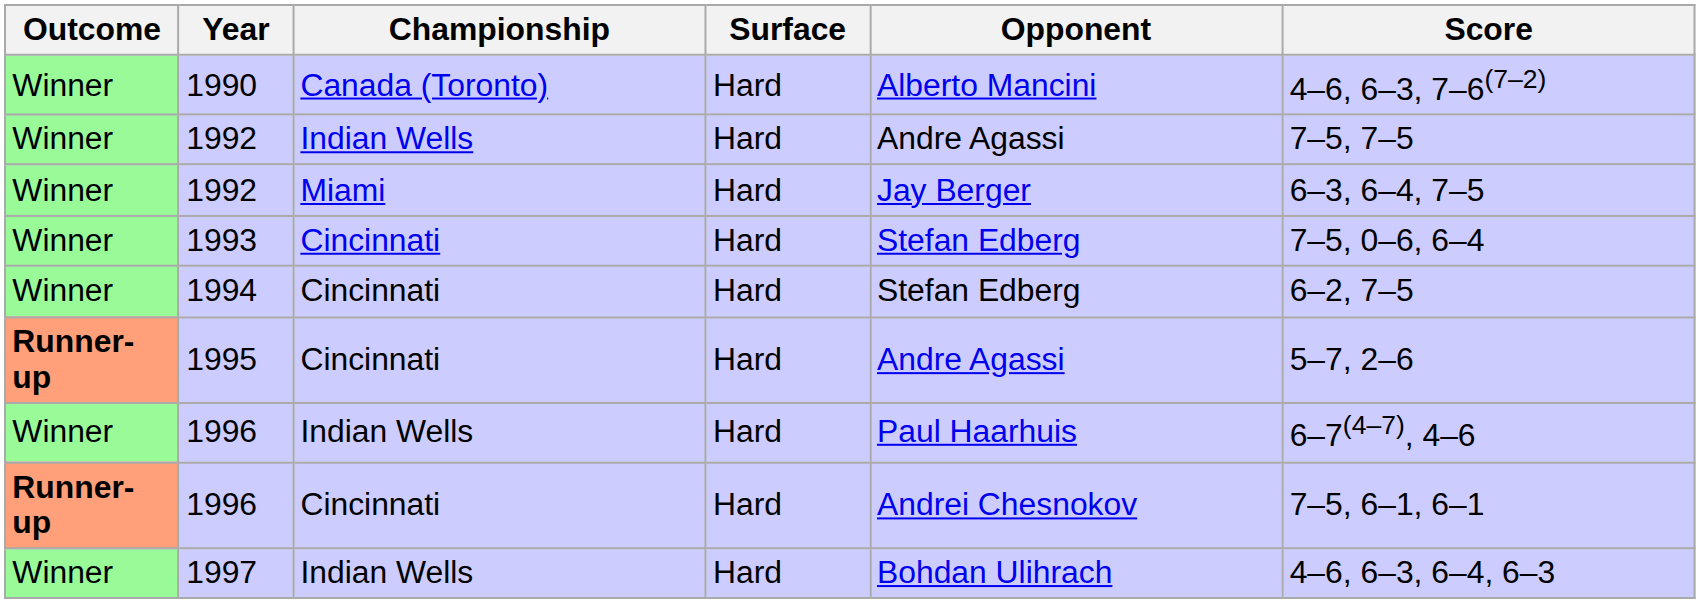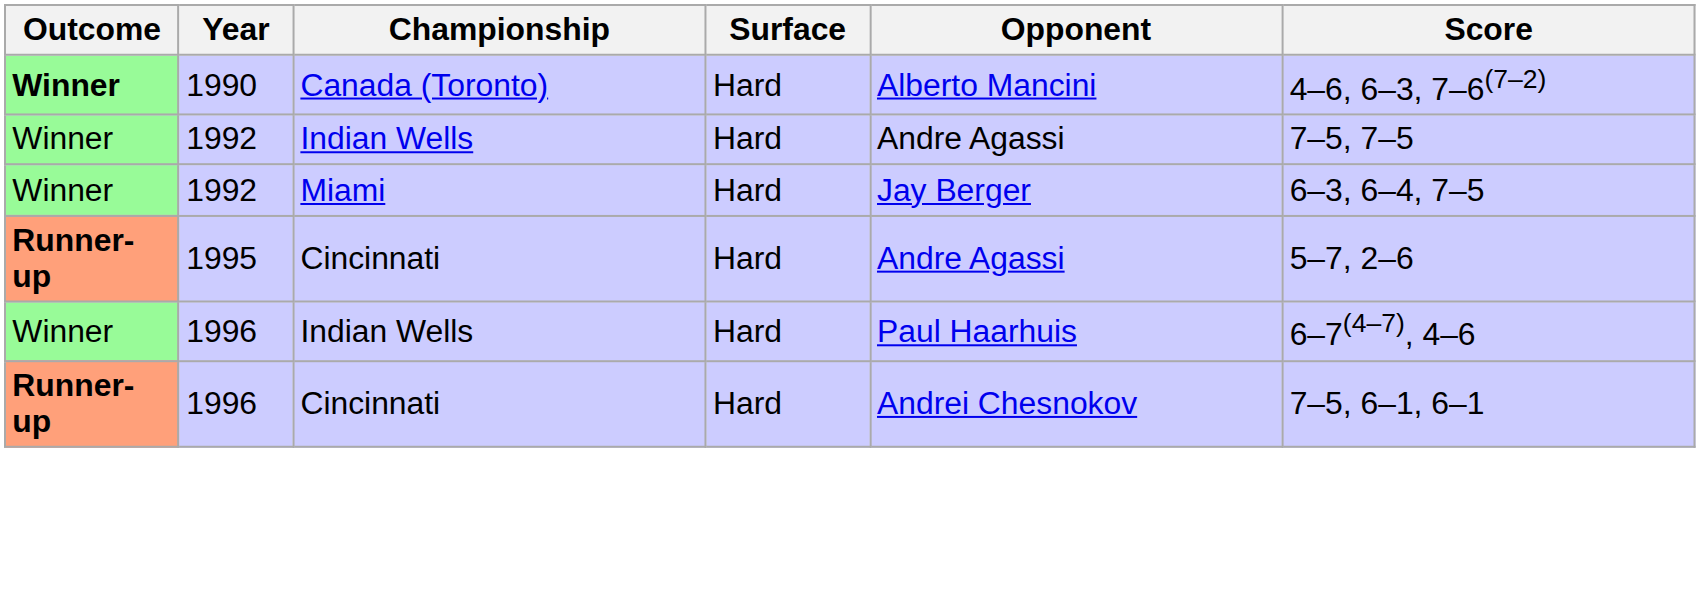(63, 84) normal -> (66, 84) bold
- row: (222, 240)
- row: (222, 290)
- row: (222, 573)
